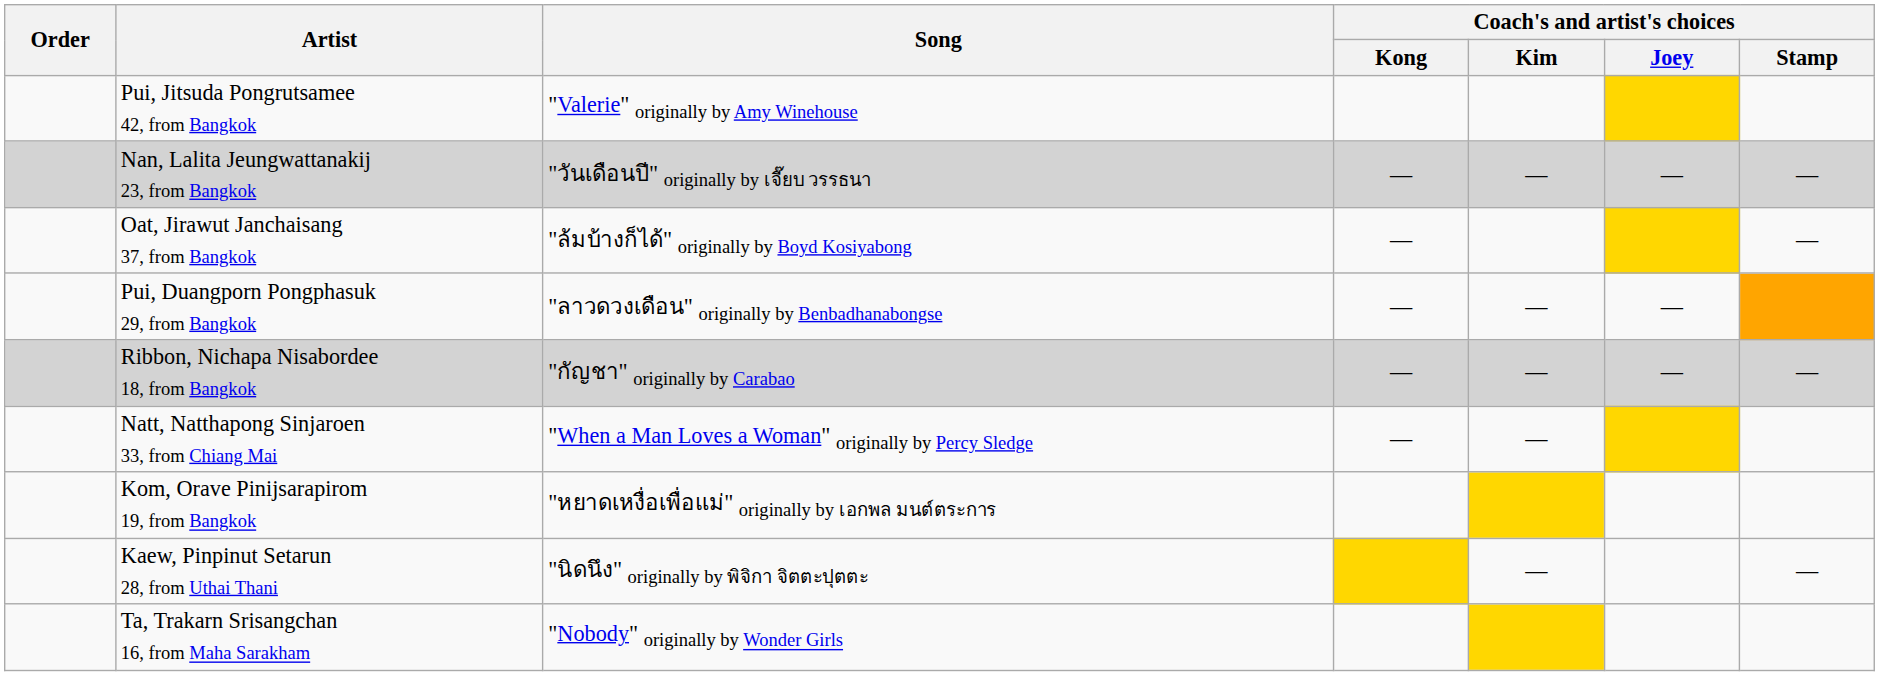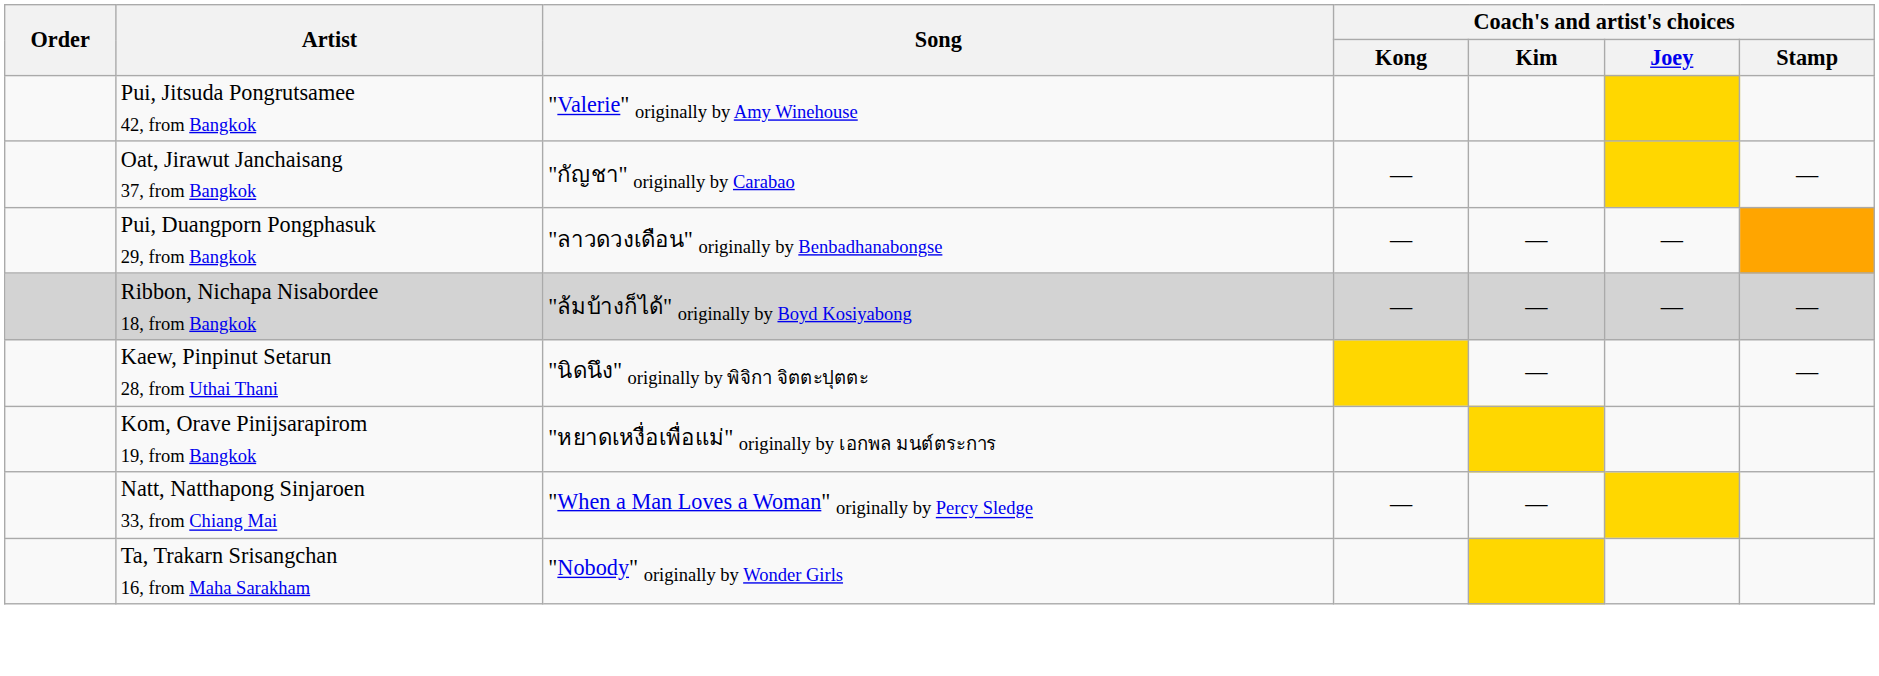- row: (246, 174)
(730, 243) "ล้มบ้างก็ได้" originally by Boyd Kosiyabong -> (671, 176) "กัญชา" originally by Carabao
(671, 375) "กัญชา" originally by Carabao -> (730, 309) "ล้มบ้างก็ได้" originally by Boyd Kosiyabong
rows swapped: (226, 570) <-> (243, 438)
